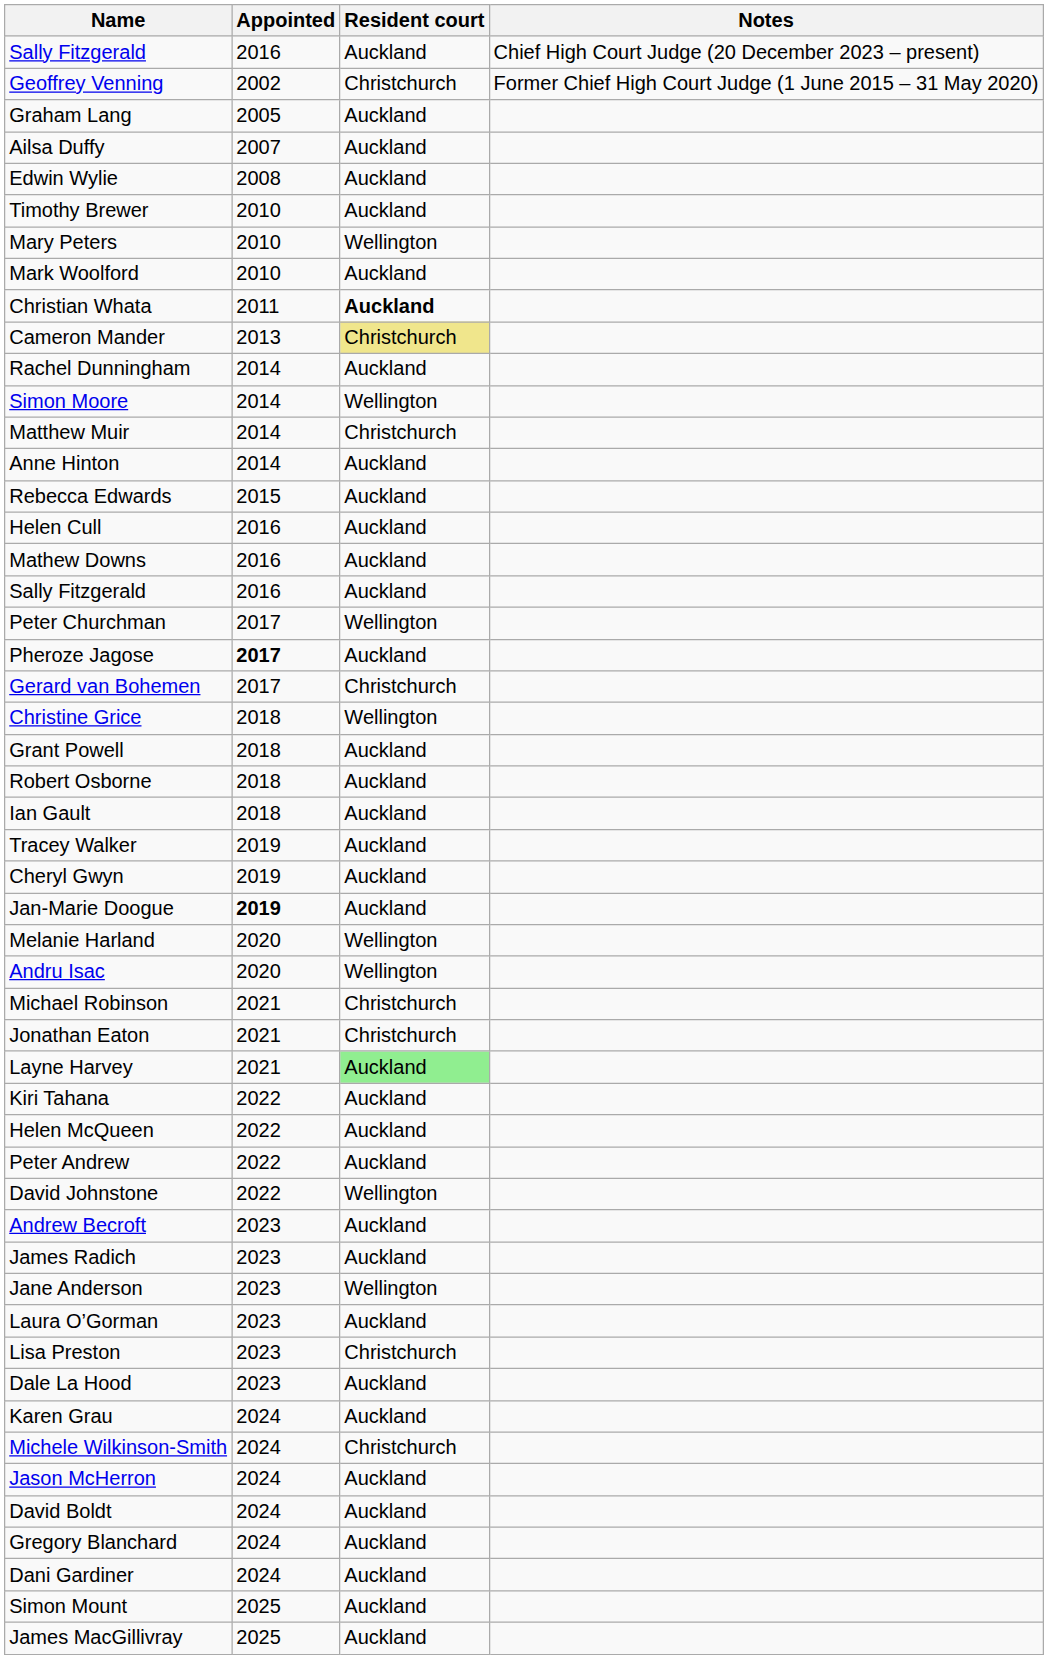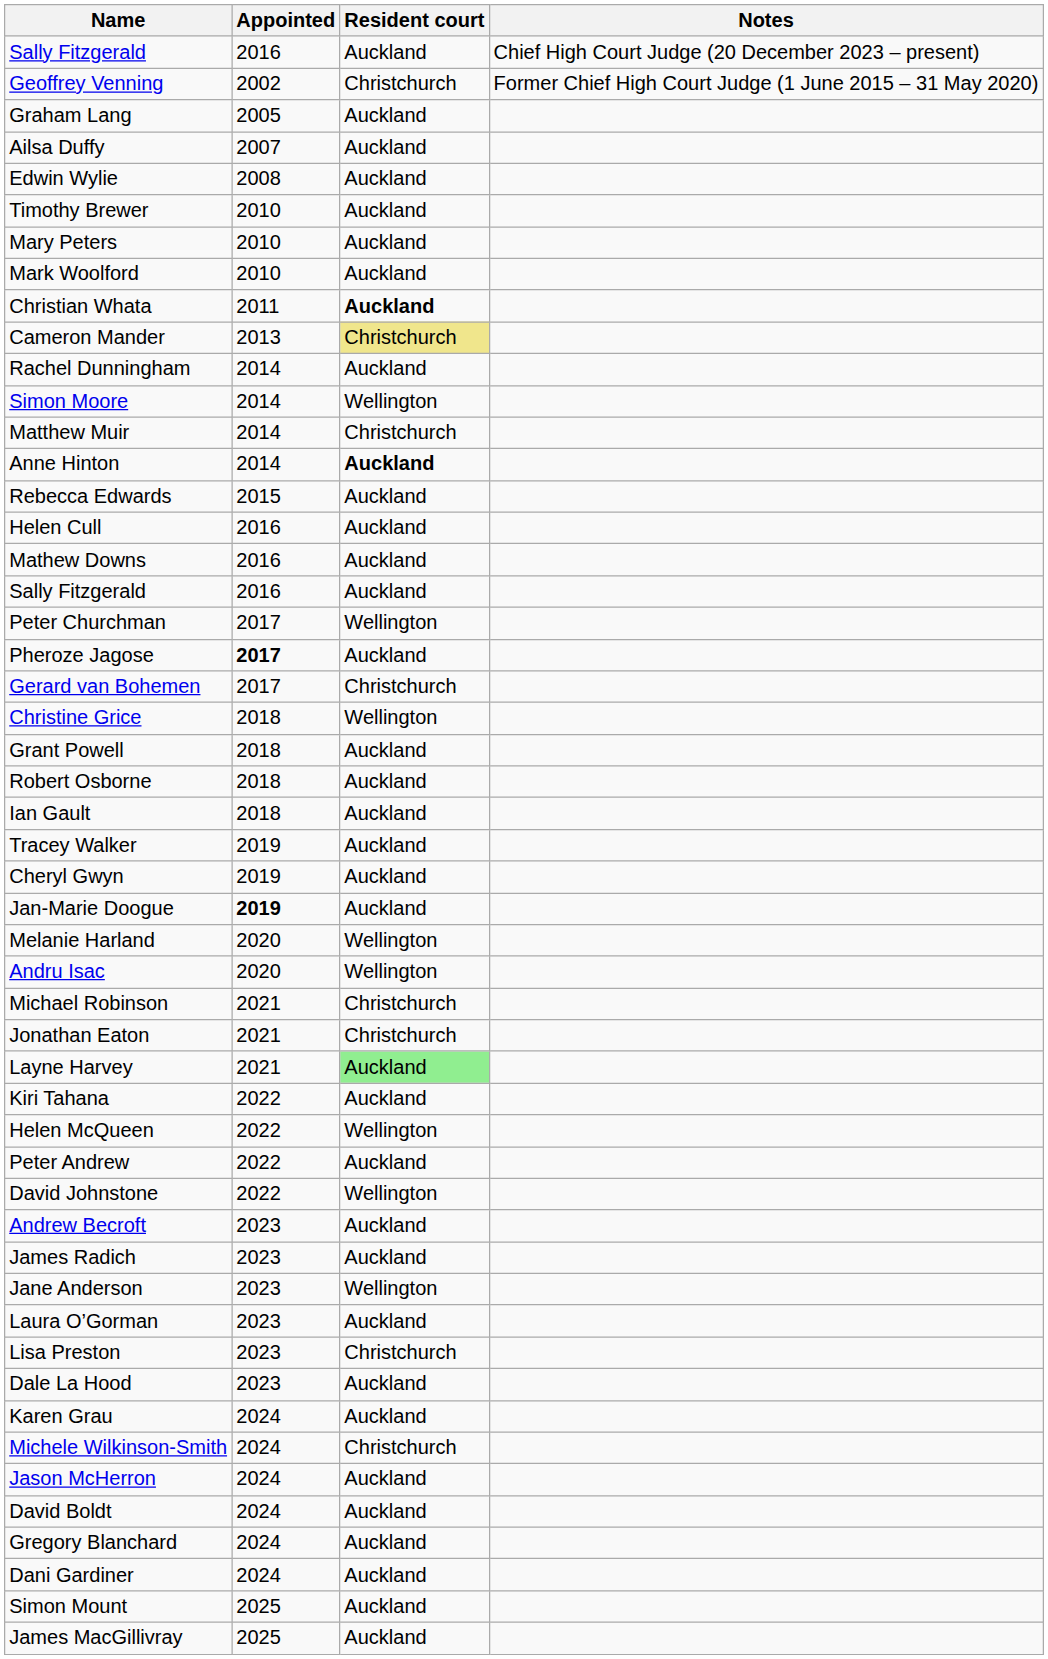(391, 242) Wellington -> (386, 242) Auckland
(386, 464) normal -> (389, 464) bold
(386, 1130) Auckland -> (391, 1130) Wellington
